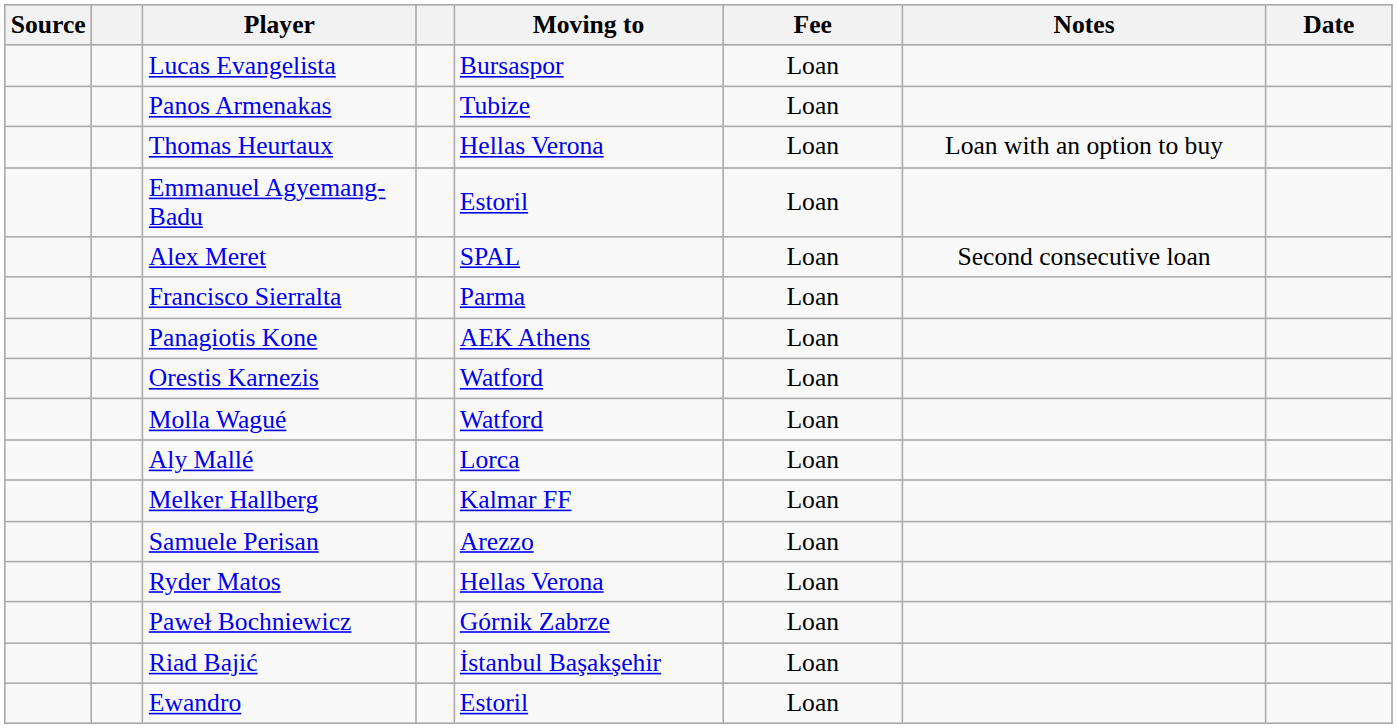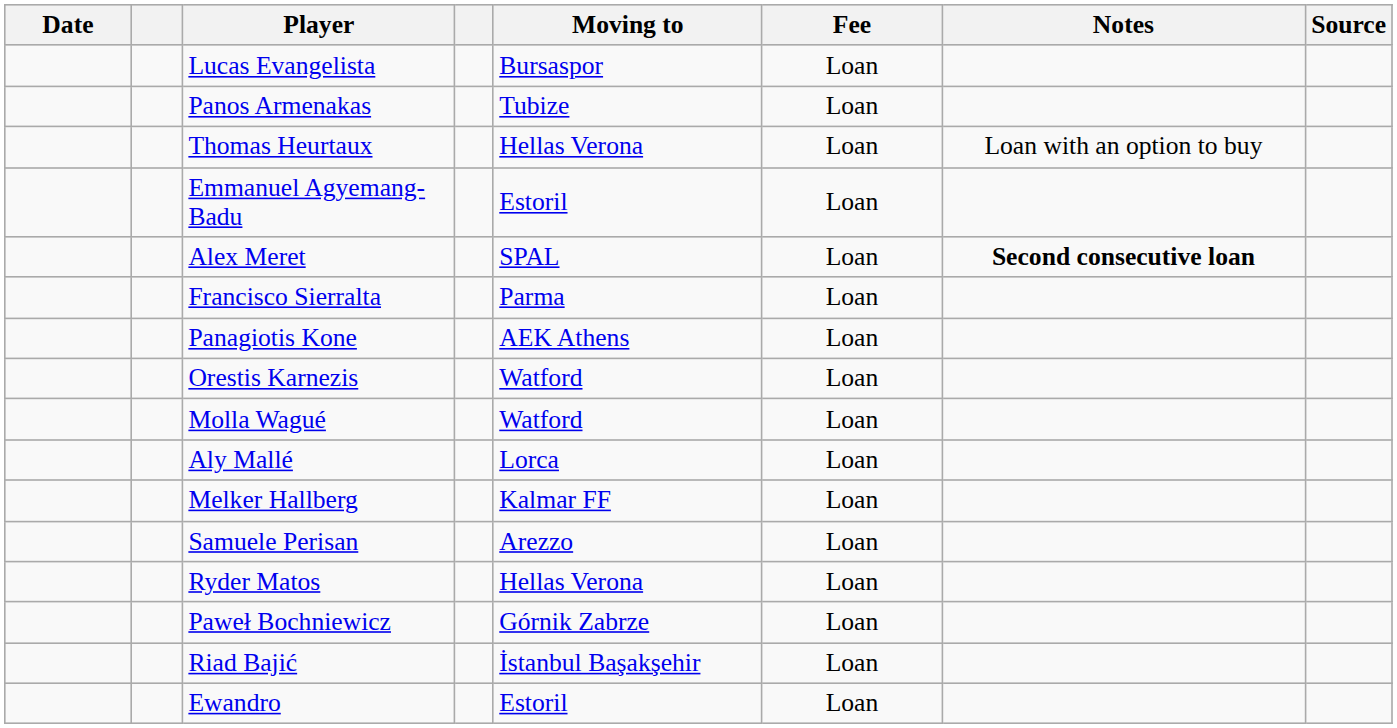columns swapped: (1329, 24) <-> (48, 24)
(1084, 256) normal -> (1123, 256) bold
